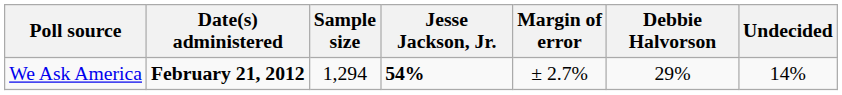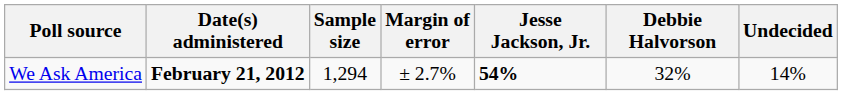columns swapped: (560, 31) <-> (447, 31)
(672, 73) 29% -> (672, 73) 32%
